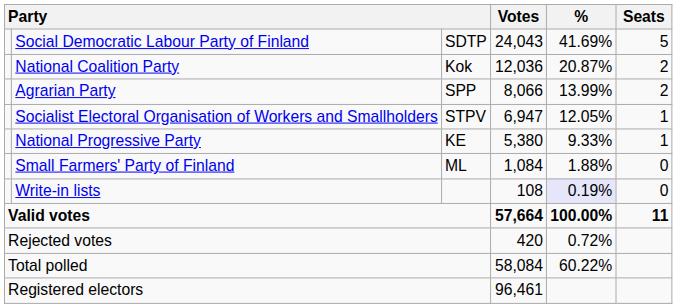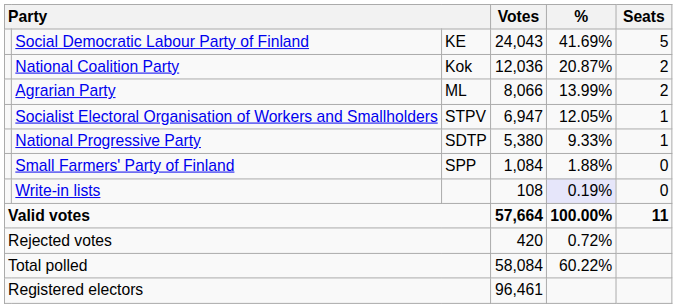(466, 41) SDTP -> (455, 41) KE
(461, 91) SPP -> (456, 91) ML
(455, 141) KE -> (466, 141) SDTP
(456, 166) ML -> (461, 166) SPP
